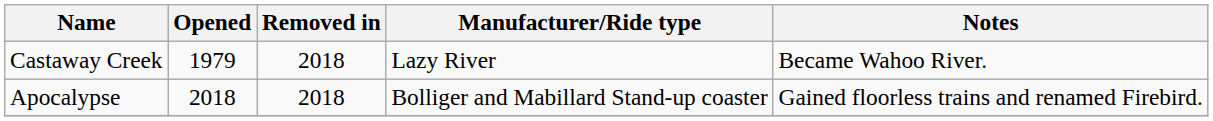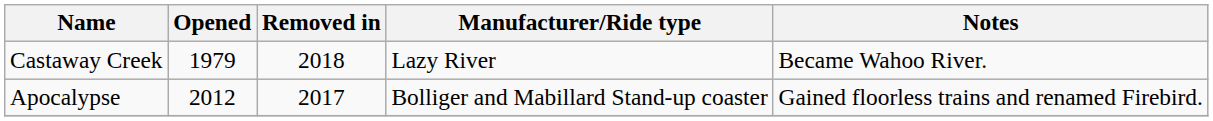(212, 97) 2018 -> (212, 97) 2012
(321, 97) 2018 -> (321, 97) 2017
